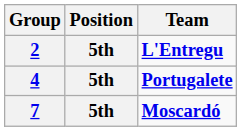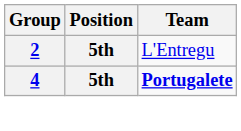(182, 50) bold -> (178, 50) normal
- row: (35, 111)
